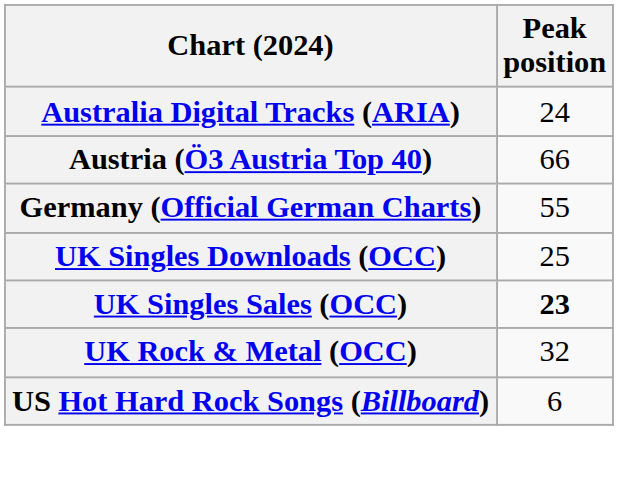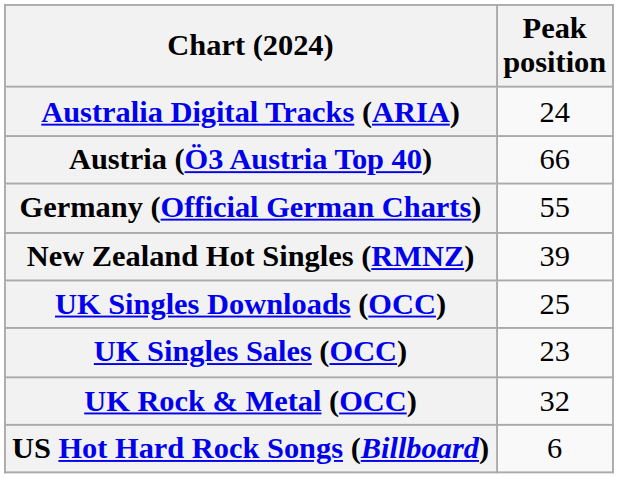+ row: (251, 255)
(555, 303) bold -> (555, 352) normal
